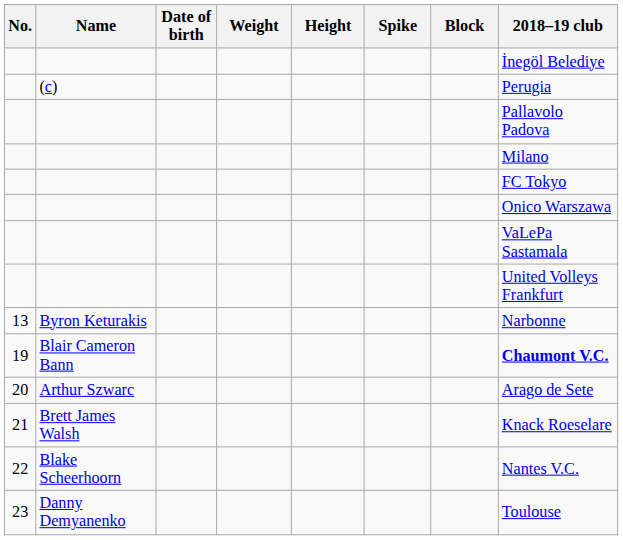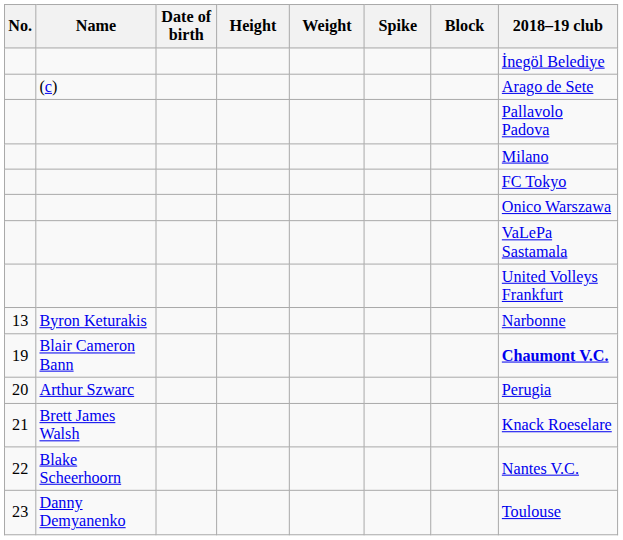columns swapped: (328, 26) <-> (254, 26)
(527, 86) Perugia -> (548, 86) Arago de Sete
(548, 390) Arago de Sete -> (527, 390) Perugia
